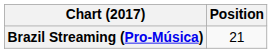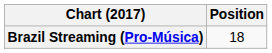(237, 37) 21 -> (237, 37) 18
